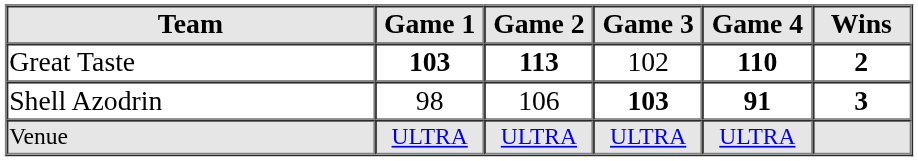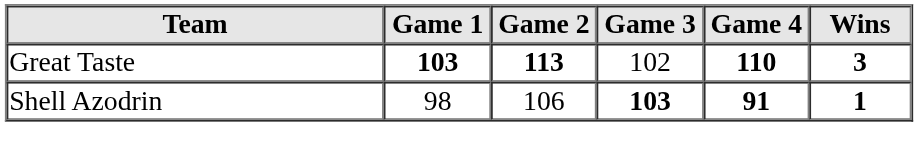(861, 62) 2 -> (860, 62) 3
(861, 100) 3 -> (860, 100) 1
- row: (39, 136)
